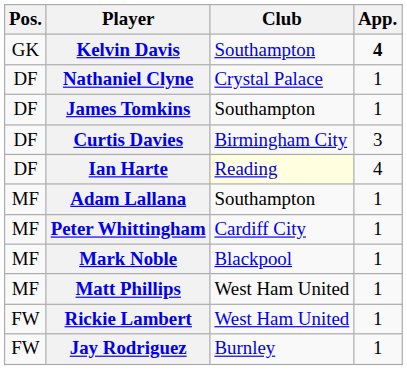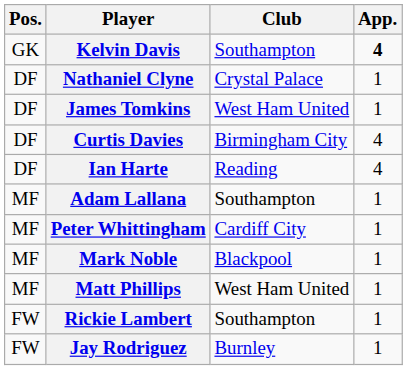(265, 109) Southampton -> (282, 109) West Ham United
(378, 139) 3 -> (378, 139) 4
(246, 169) lightyellow background -> (246, 169) no background
(282, 318) West Ham United -> (265, 318) Southampton
